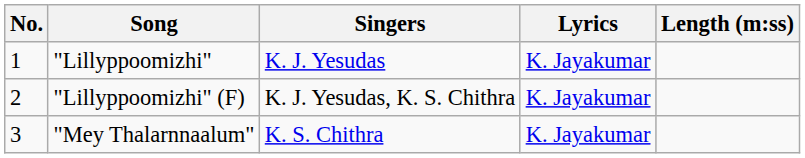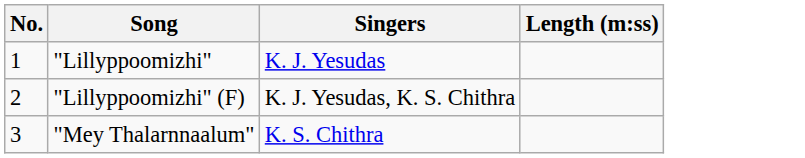- column: (588, 23)
